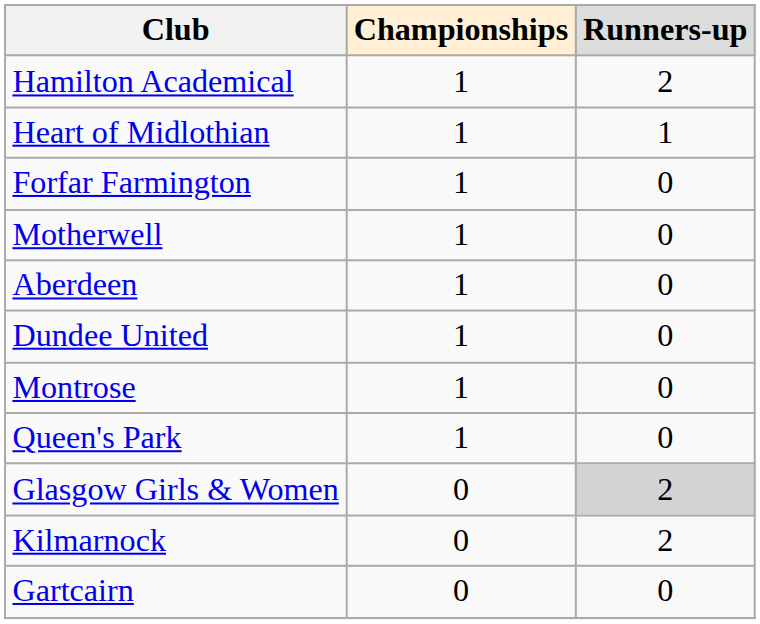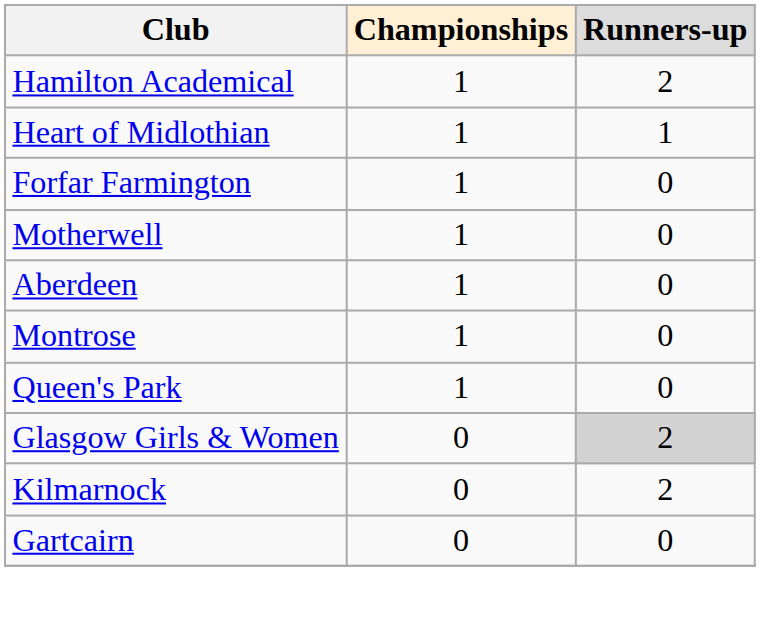- row: (110, 336)
